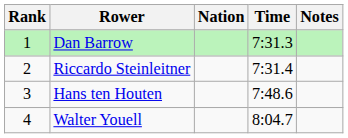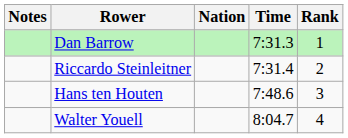columns swapped: (27, 17) <-> (319, 17)
